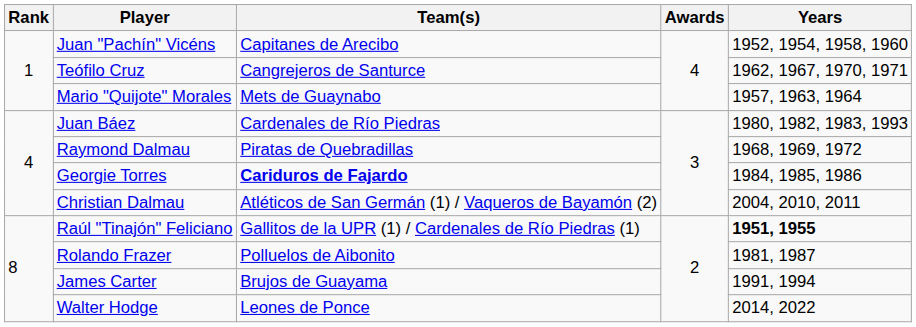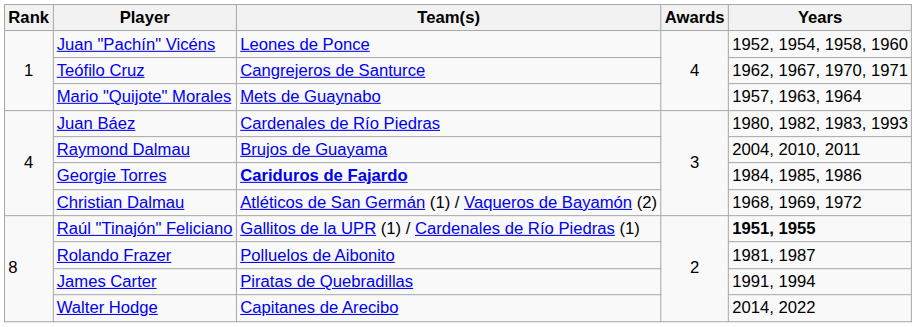(319, 44) Capitanes de Arecibo -> (305, 44) Leones de Ponce
(327, 149) Piratas de Quebradillas -> (314, 149) Brujos de Guayama
(797, 149) 1968, 1969, 1972 -> (796, 149) 2004, 2010, 2011
(796, 202) 2004, 2010, 2011 -> (797, 202) 1968, 1969, 1972
(314, 281) Brujos de Guayama -> (327, 281) Piratas de Quebradillas
(305, 307) Leones de Ponce -> (319, 307) Capitanes de Arecibo
